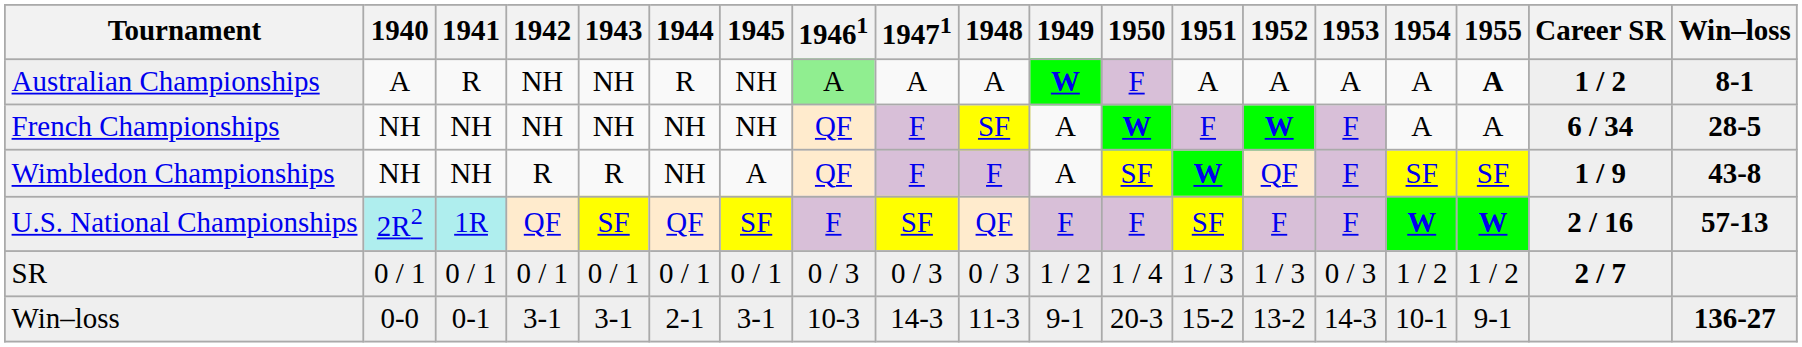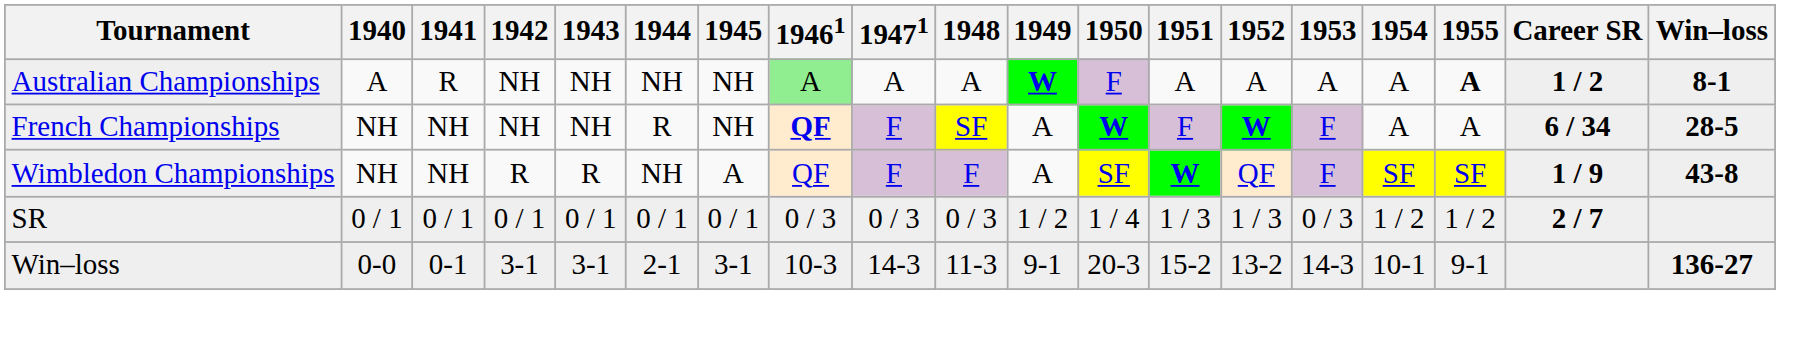(685, 81) R -> (662, 81) NH
(685, 127) NH -> (662, 127) R
(833, 127) normal -> (811, 127) bold
- row: (185, 222)
